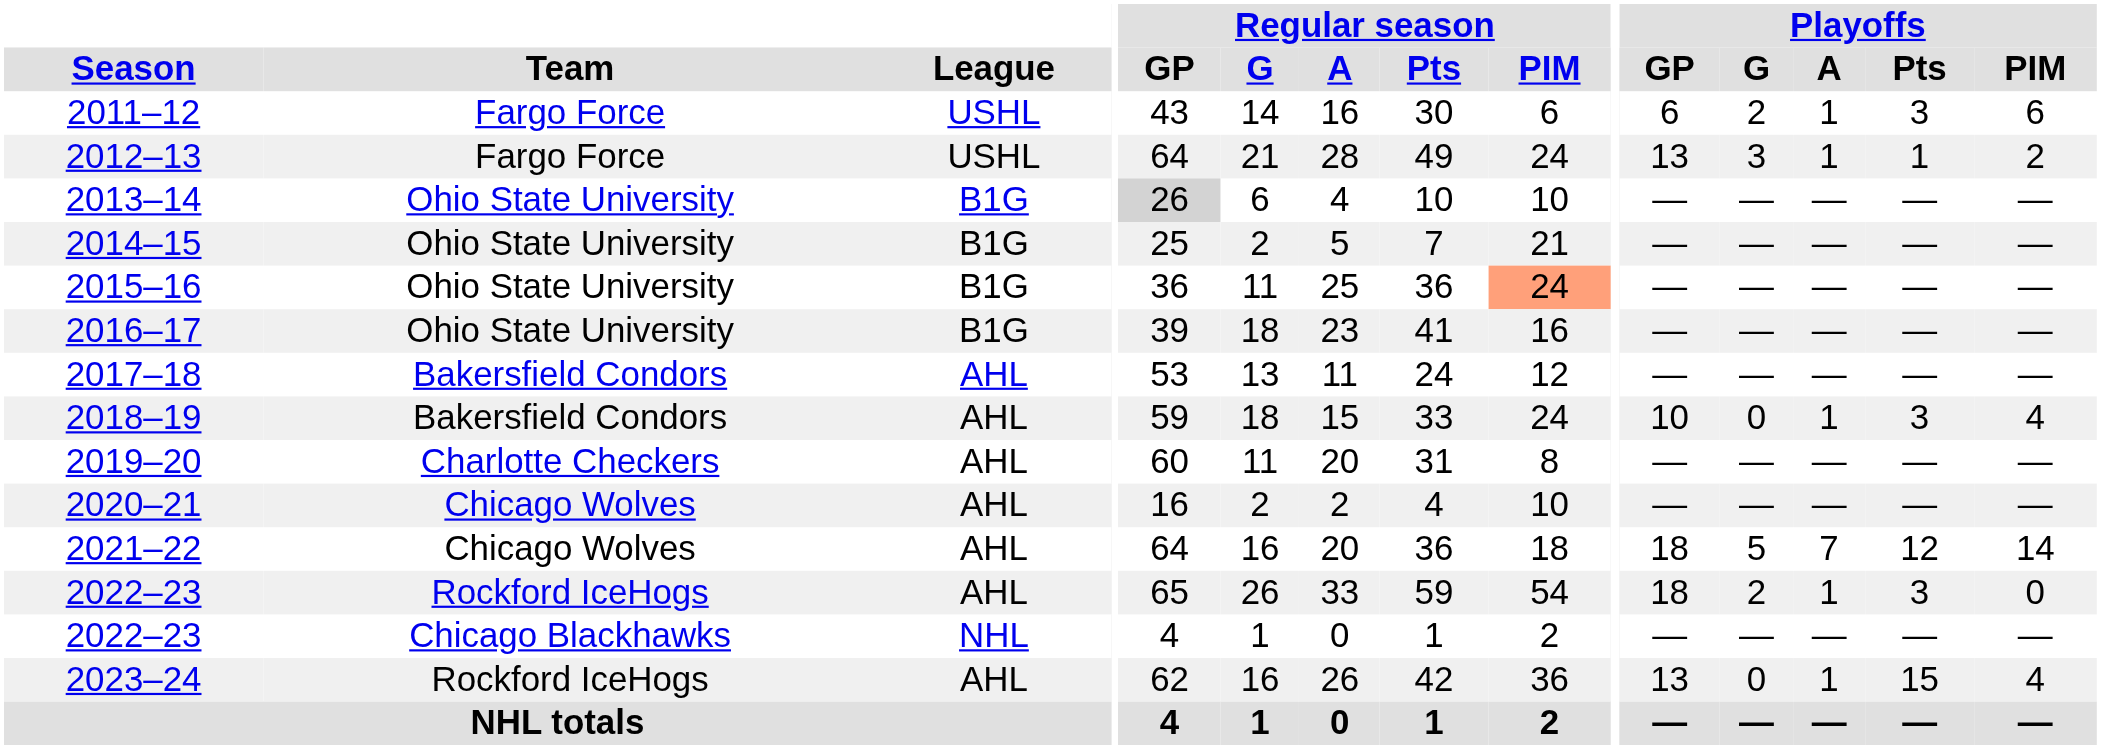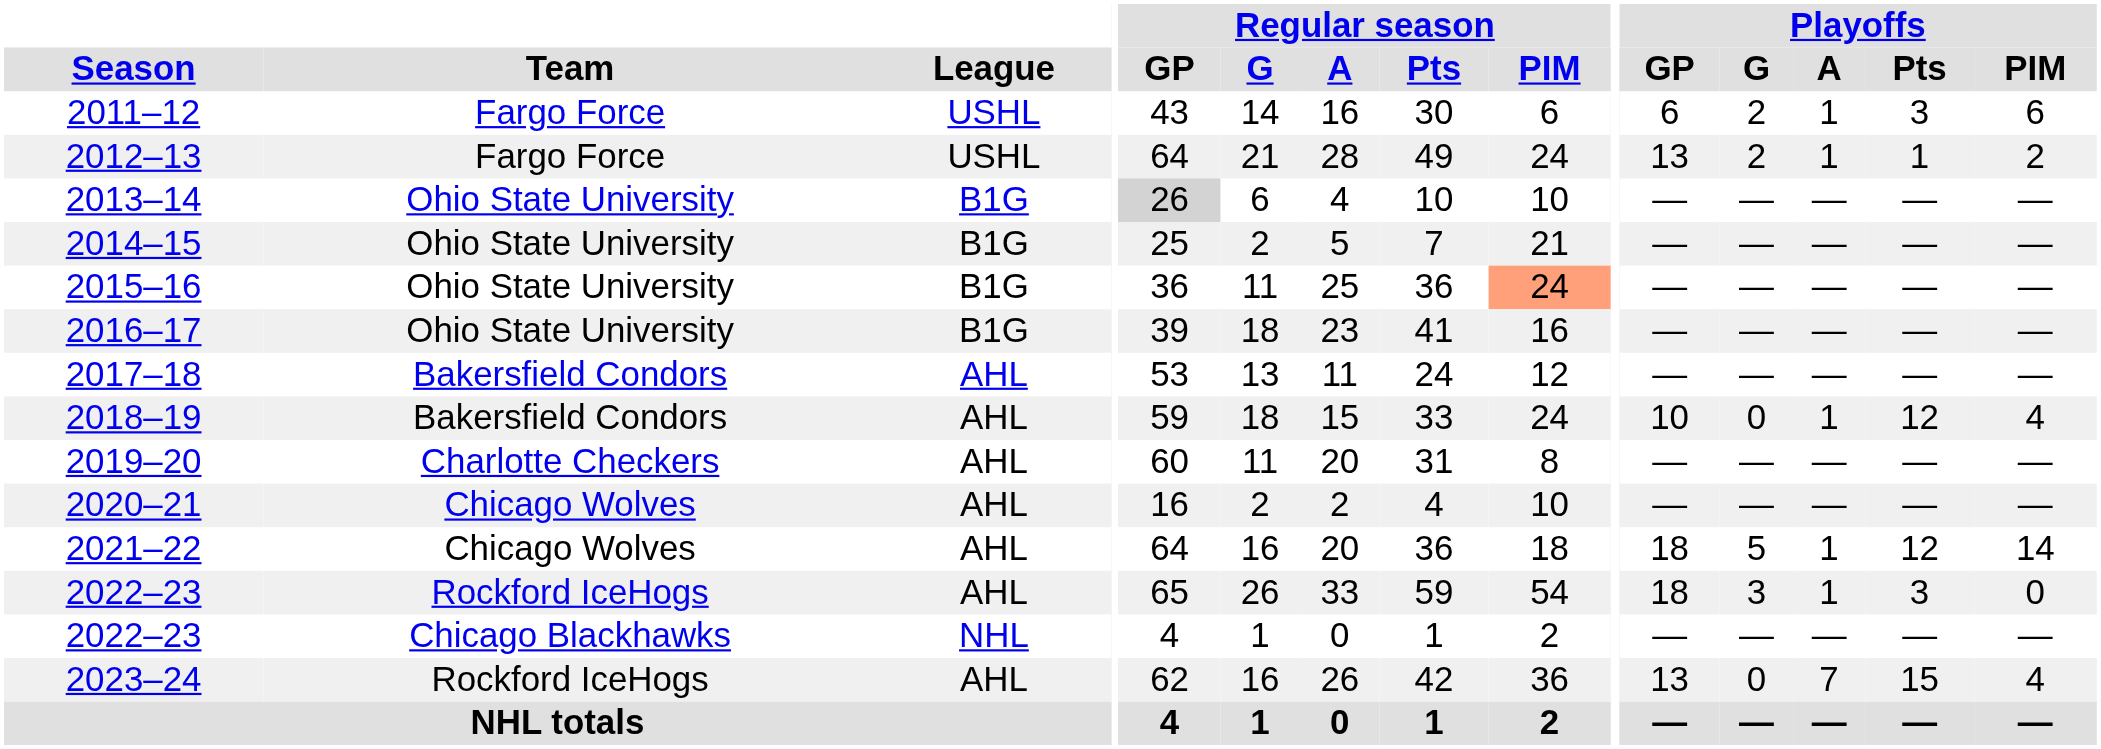(1757, 156) 3 -> (1757, 156) 2
(1920, 417) 3 -> (1920, 417) 12
(1829, 548) 7 -> (1829, 548) 1
(1757, 592) 2 -> (1757, 592) 3
(1829, 679) 1 -> (1829, 679) 7
